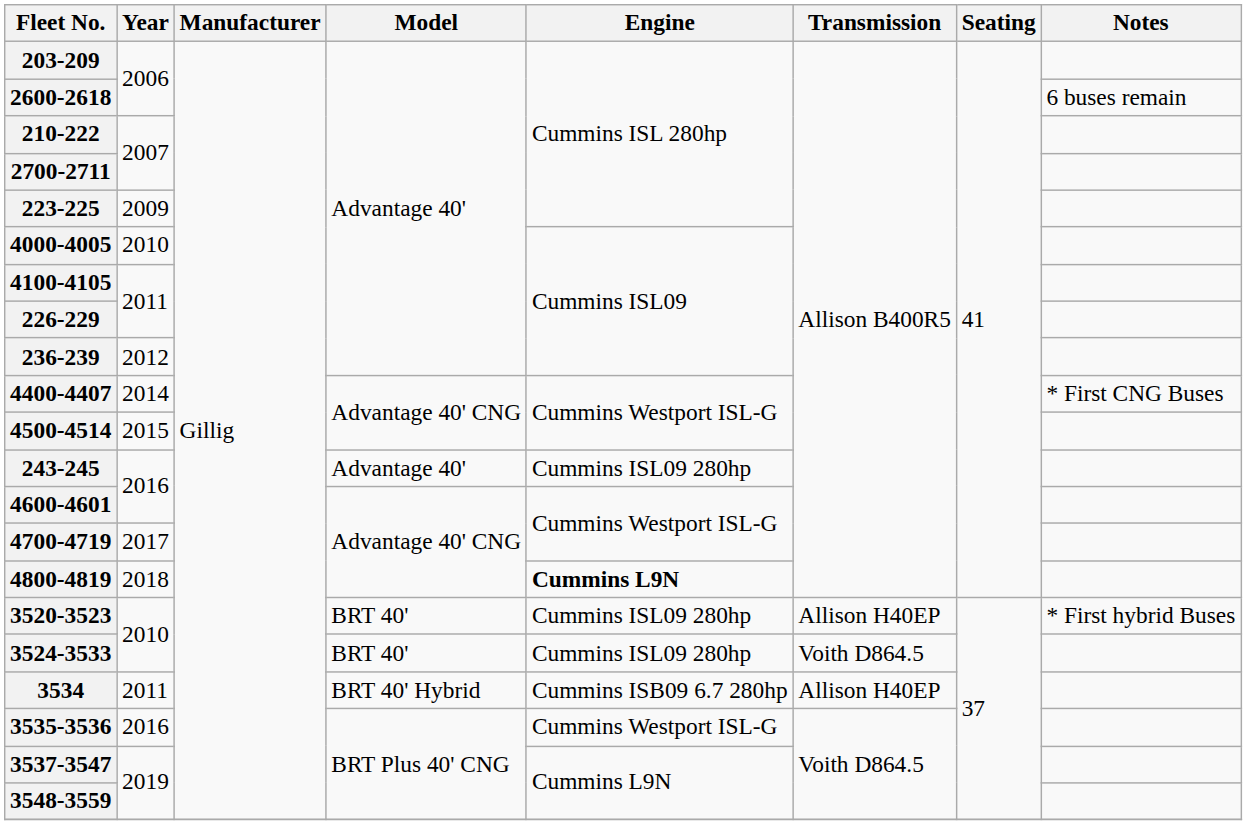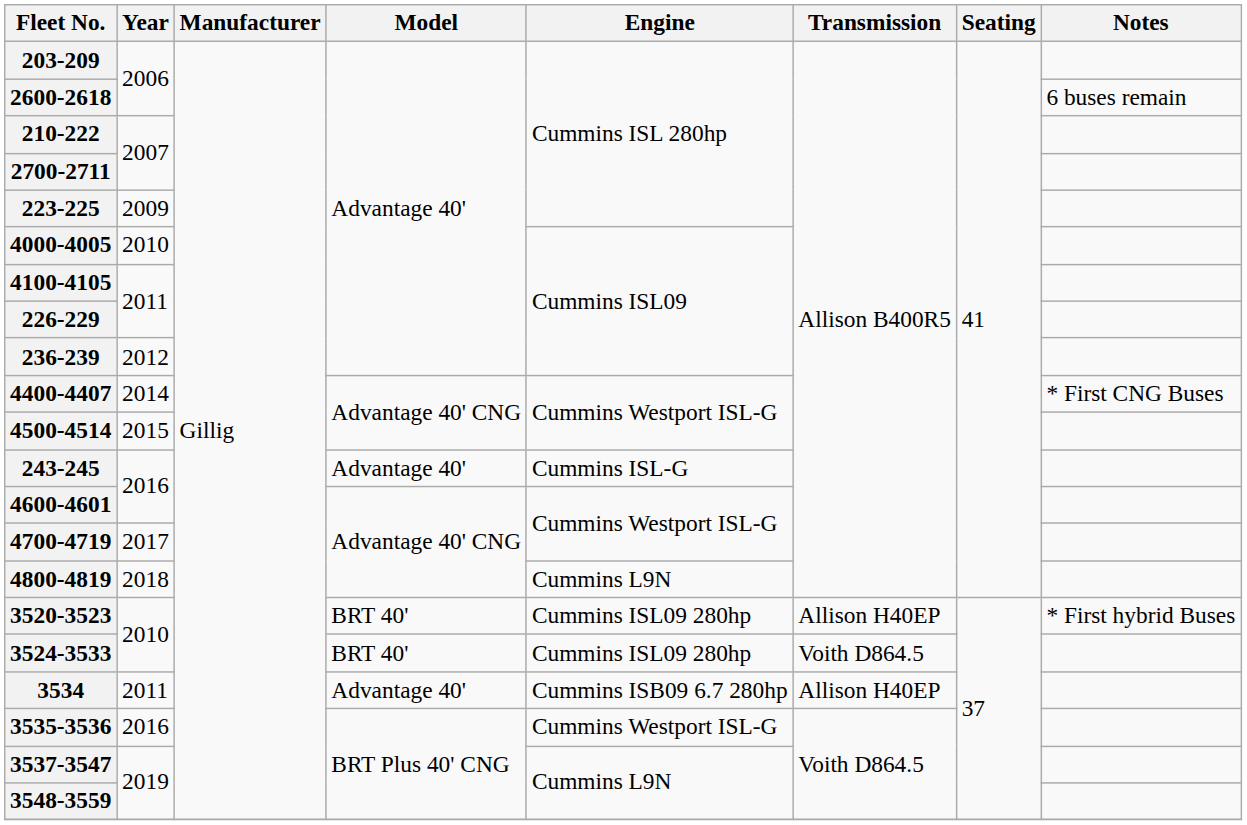(642, 467) Cummins ISL09 280hp -> (610, 467) Cummins ISL-G
(606, 578) bold -> (602, 578) normal
(406, 689) BRT 40' Hybrid -> (399, 689) Advantage 40'
